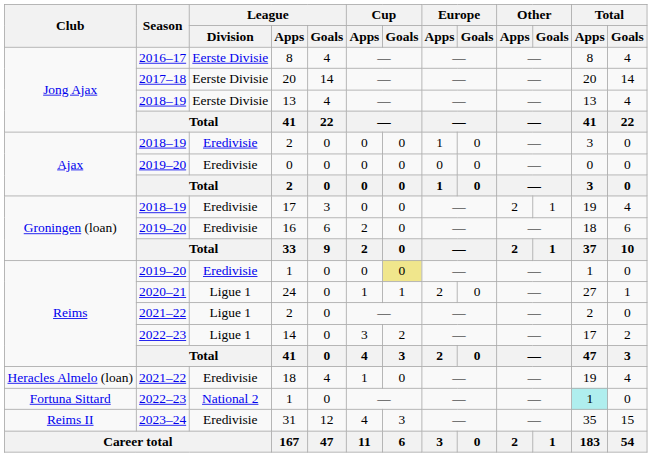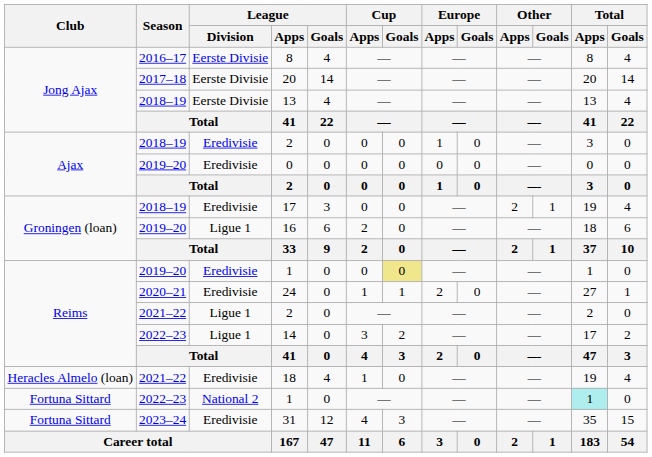(230, 228) Eredivisie -> (230, 228) Ligue 1
(230, 292) Ligue 1 -> (230, 292) Eredivisie
(70, 420) Reims II -> (70, 420) Fortuna Sittard
